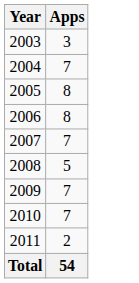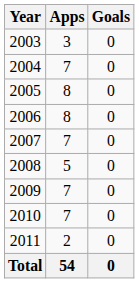+ column: (111, 16)
